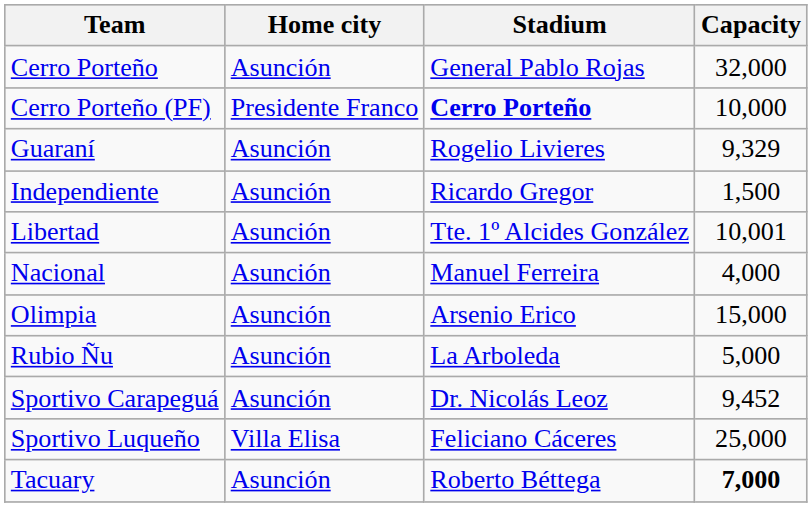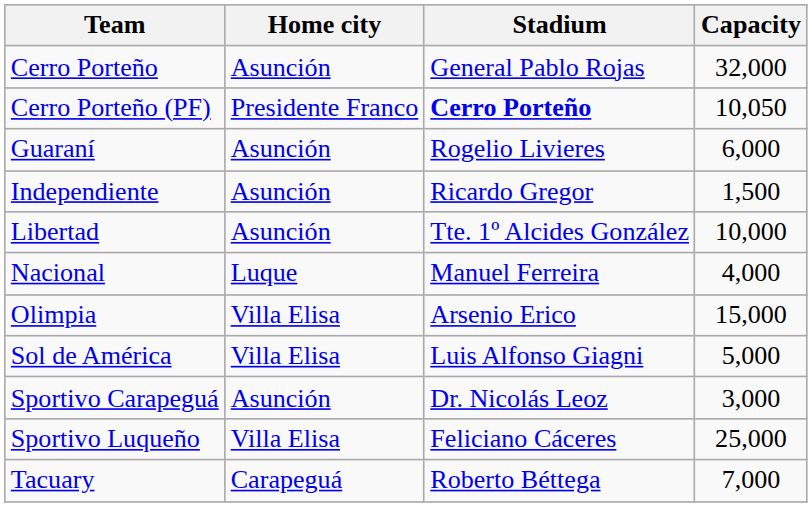(751, 107) 10,000 -> (751, 107) 10,050
(751, 149) 9,329 -> (751, 149) 6,000
(751, 231) 10,001 -> (751, 231) 10,000
(281, 273) Asunción -> (264, 273) Luque
(281, 314) Asunción -> (285, 314) Villa Elisa
- row: (62, 356)
+ row: (91, 356)
(751, 397) 9,452 -> (751, 397) 3,000
(281, 480) Asunción -> (286, 480) Carapeguá
(751, 480) bold -> (751, 480) normal
